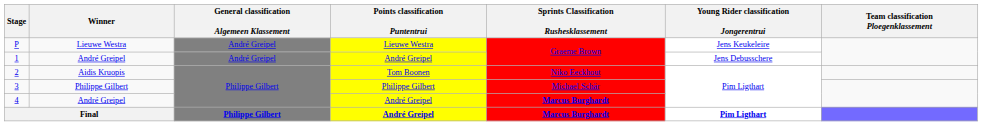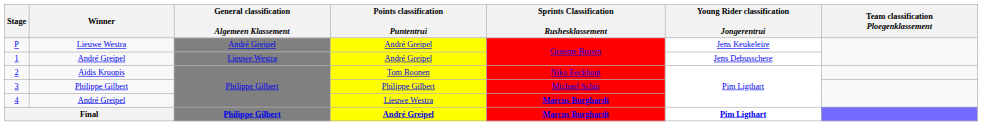(408, 45) Lieuwe Westra -> (408, 45) André Greipel
(252, 59) André Greipel -> (252, 59) Lieuwe Westra
(408, 100) André Greipel -> (408, 100) Lieuwe Westra
